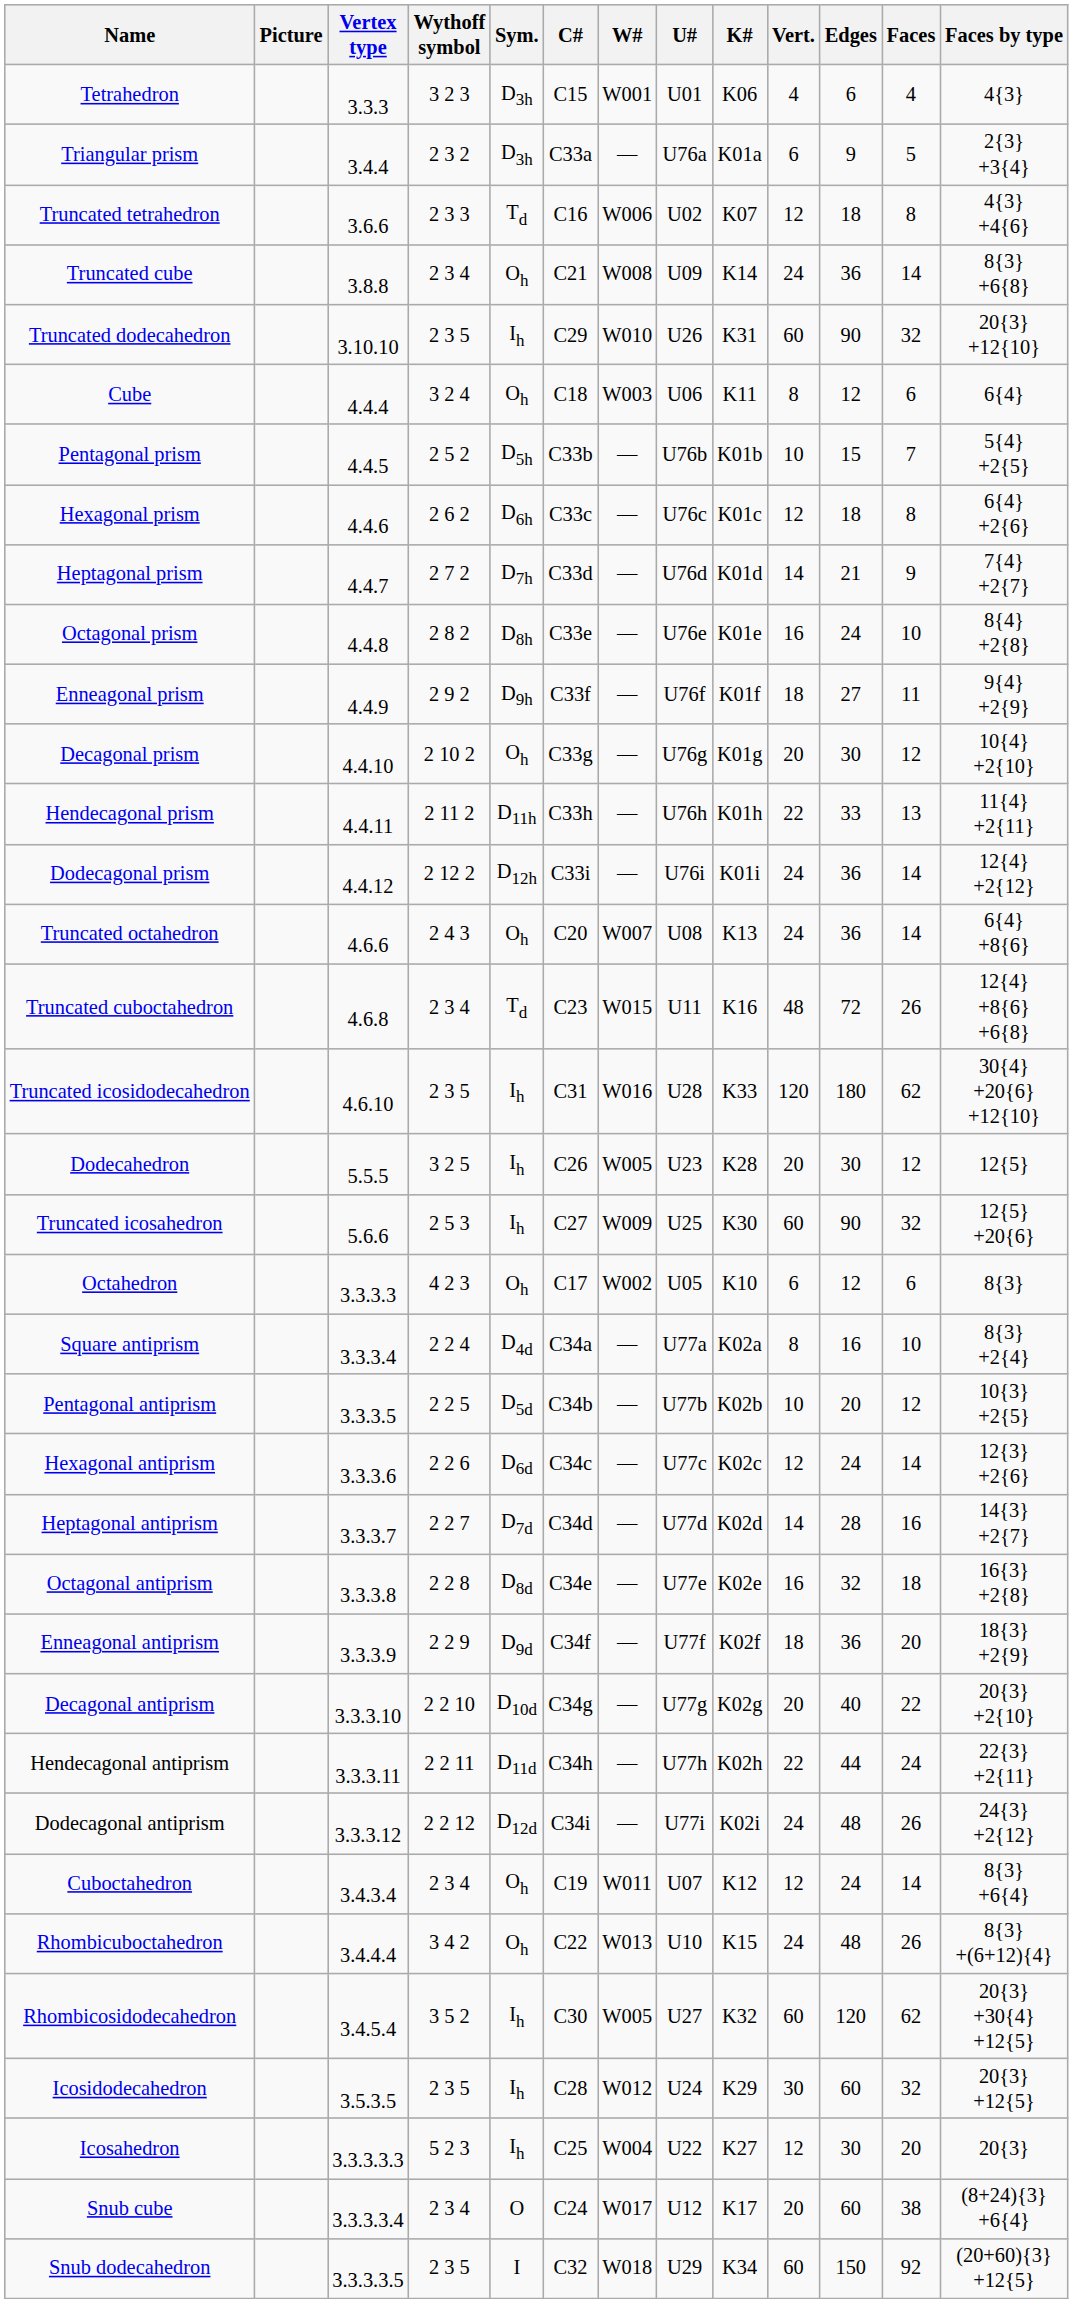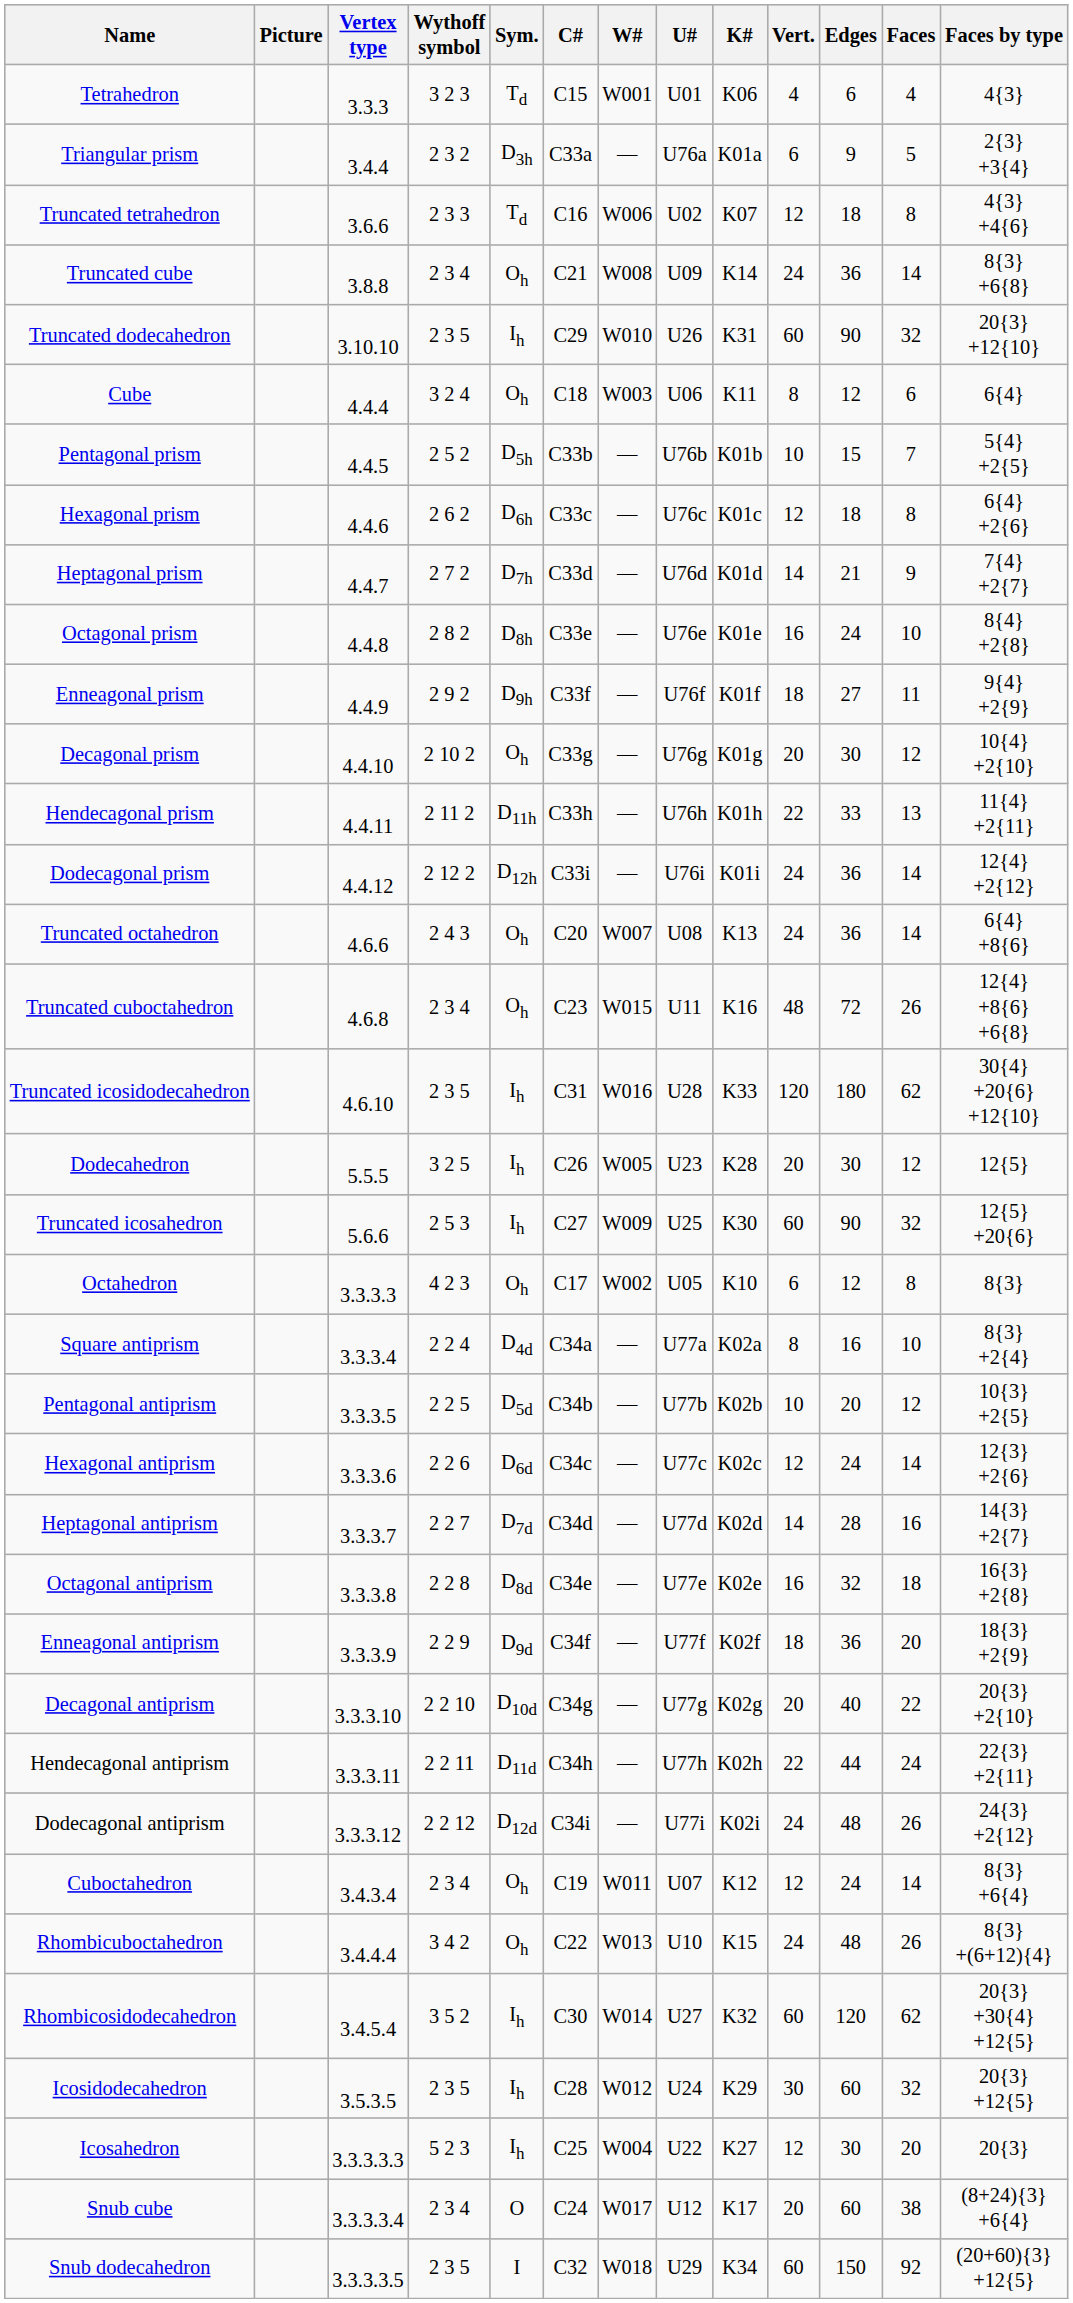(517, 95) D3h -> (517, 95) Td
(517, 1007) Td -> (517, 1007) Oh
(911, 1283) 6 -> (911, 1283) 8
(627, 2015) W005 -> (627, 2015) W014
